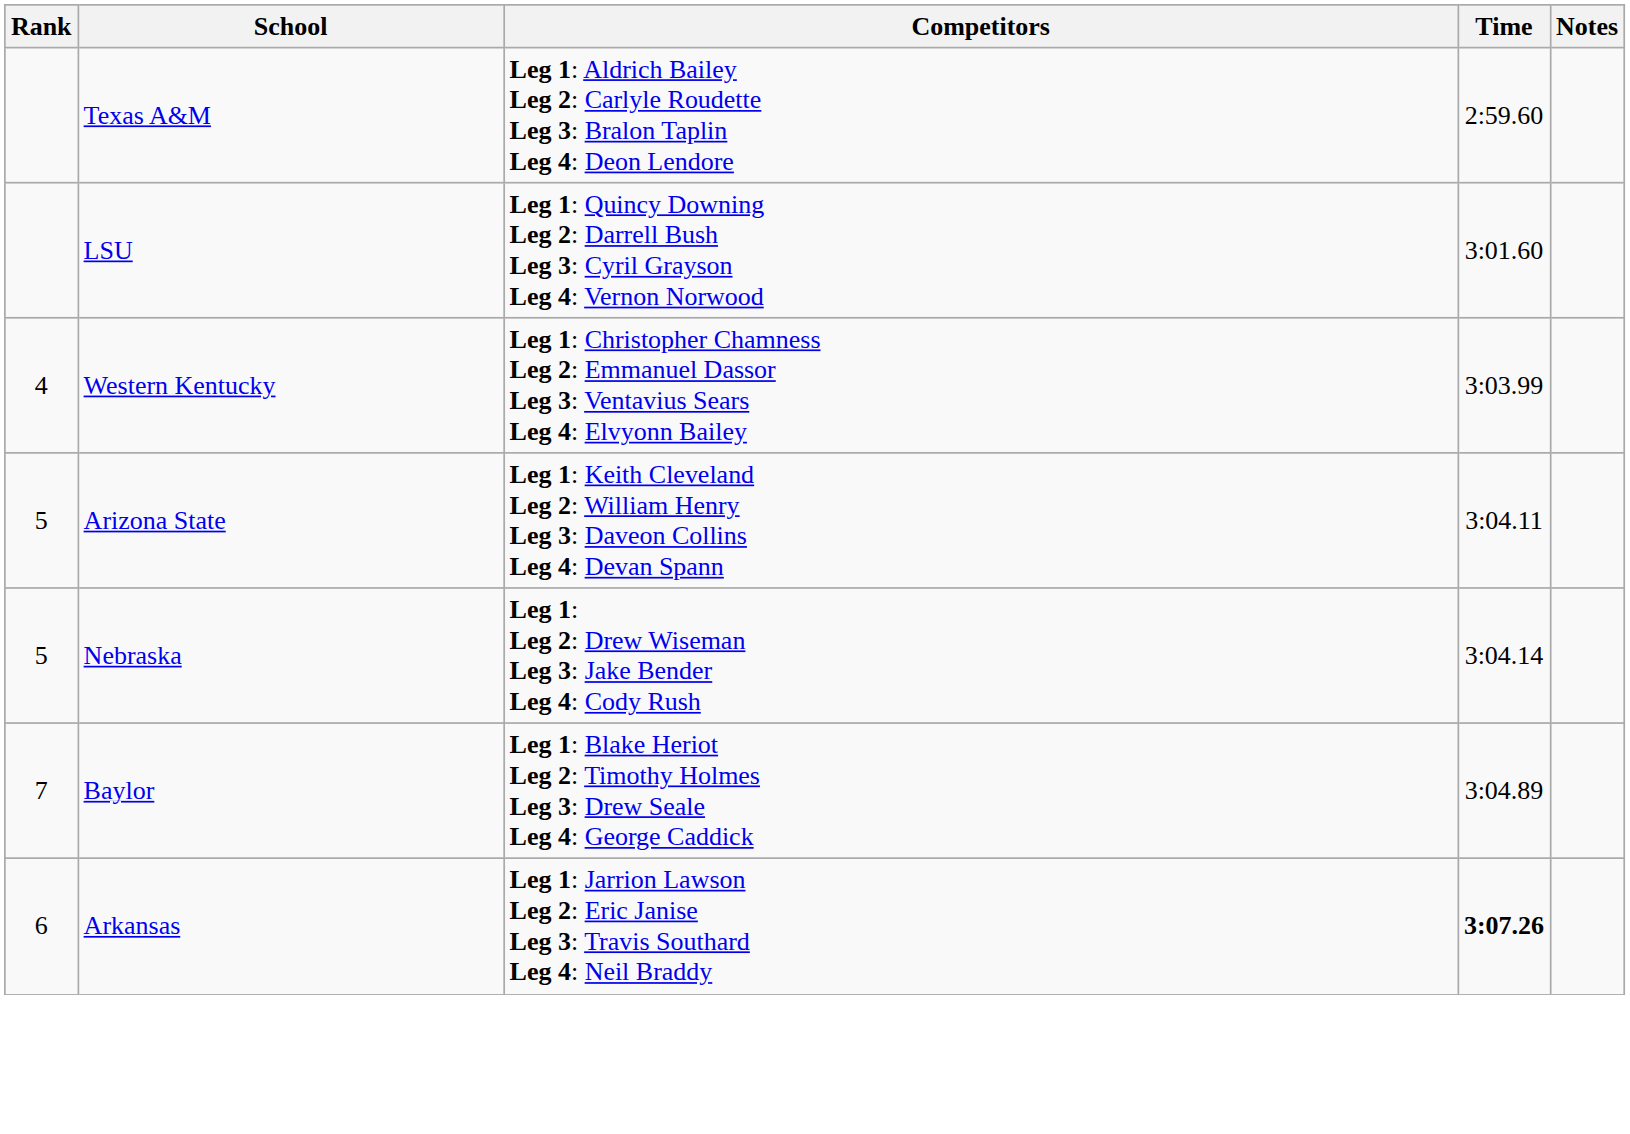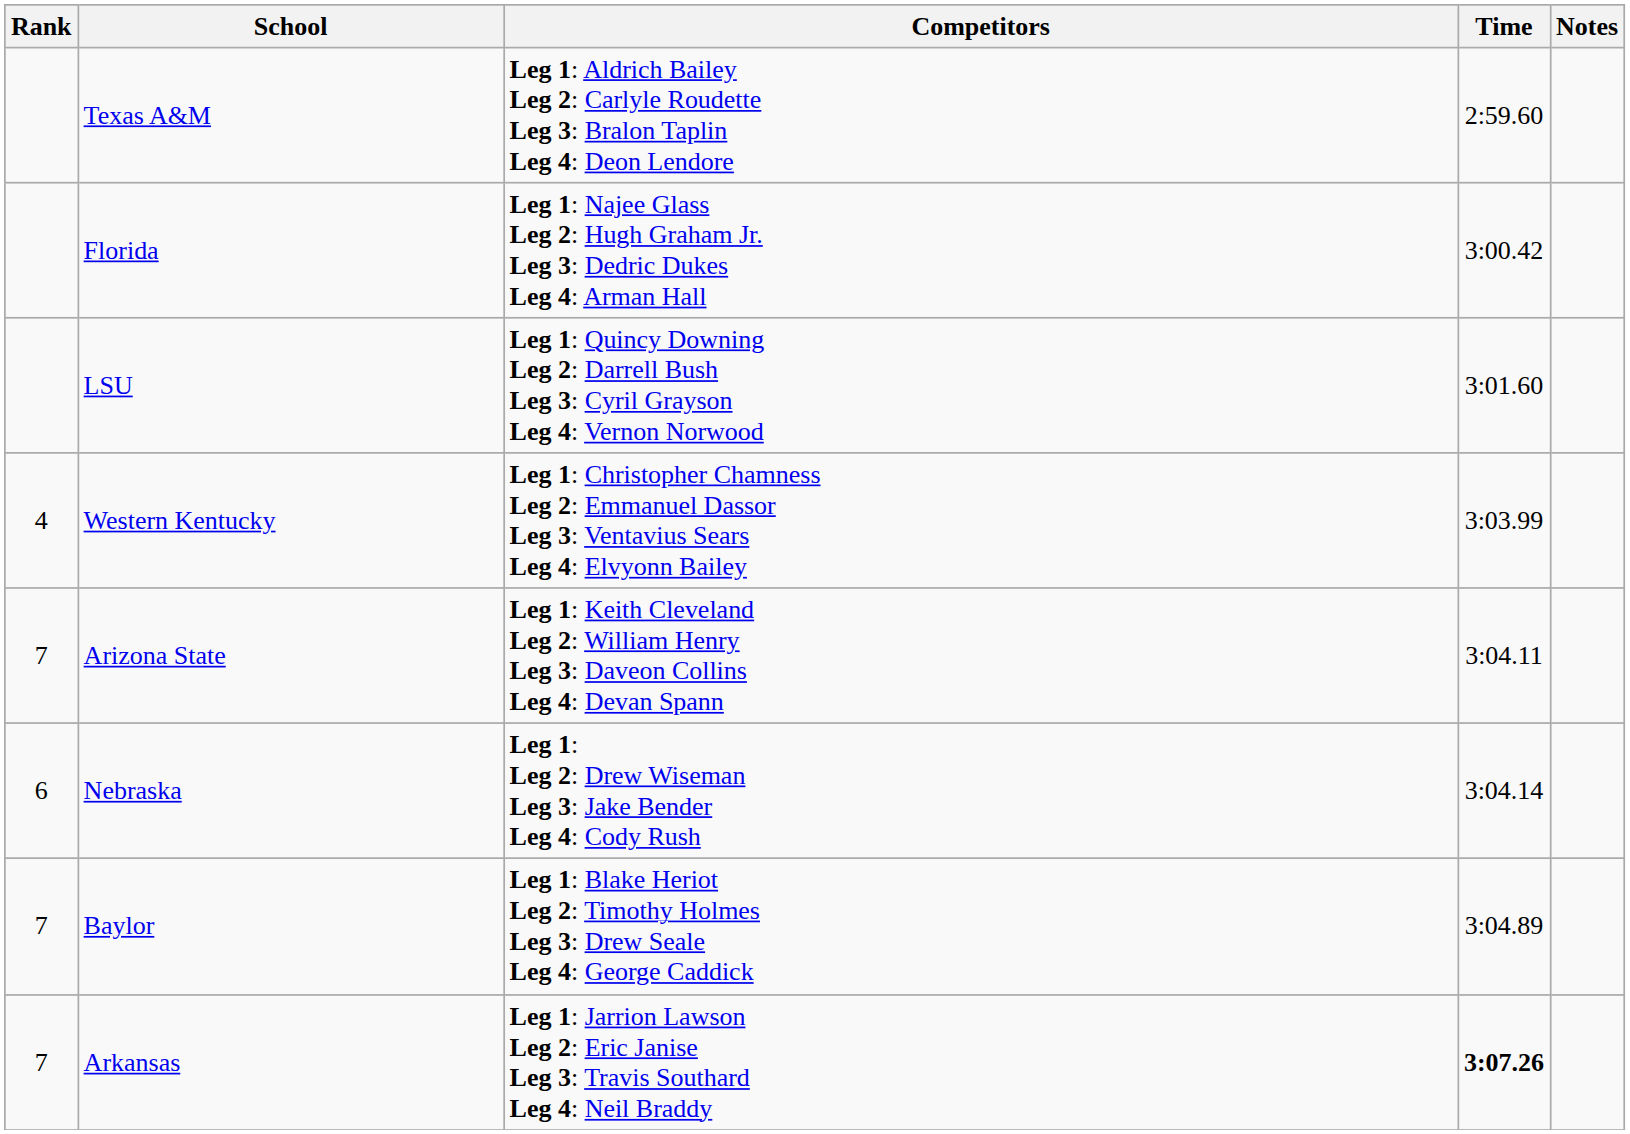+ row: (121, 250)
(41, 520) 5 -> (41, 655) 7
(41, 655) 5 -> (41, 791) 6
(41, 926) 6 -> (41, 1061) 7
